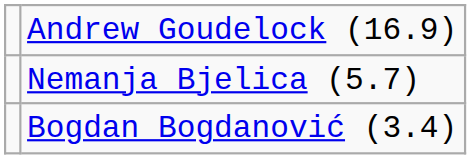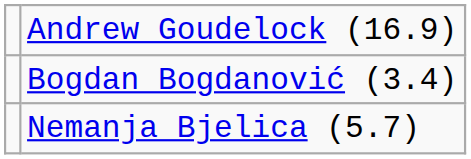rows swapped: (223, 80) <-> (242, 129)
